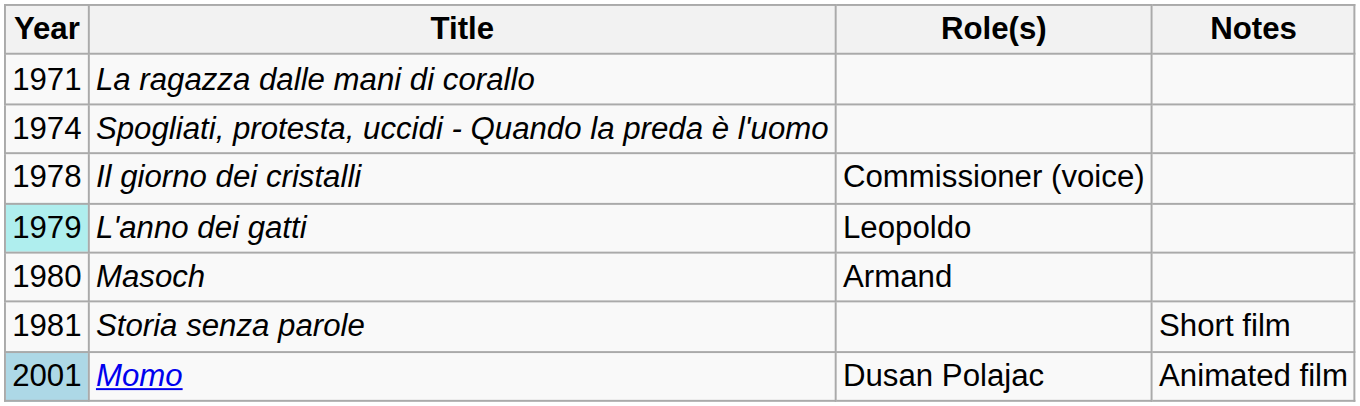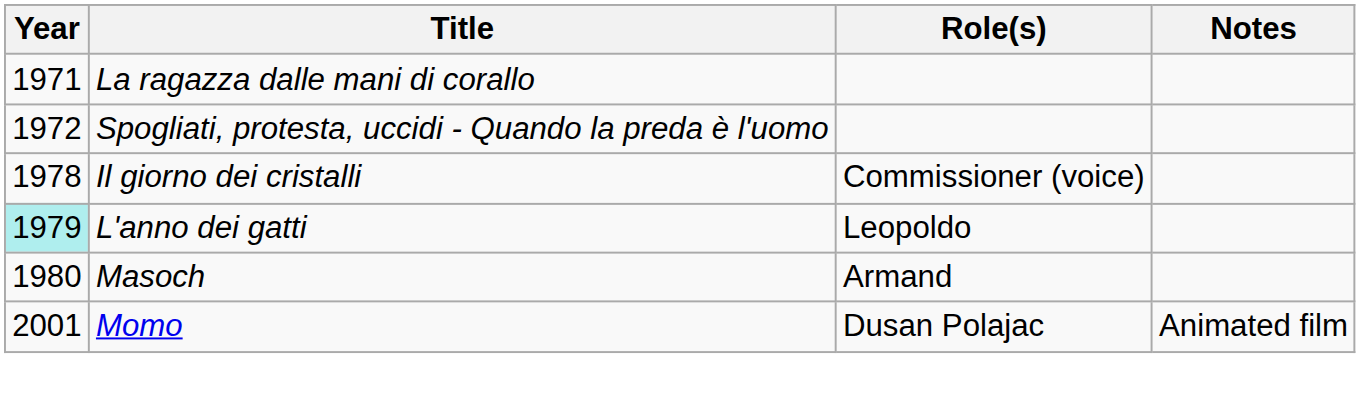(47, 128) 1974 -> (47, 128) 1972
- row: (230, 326)
(47, 375) lightblue background -> (47, 326) no background
